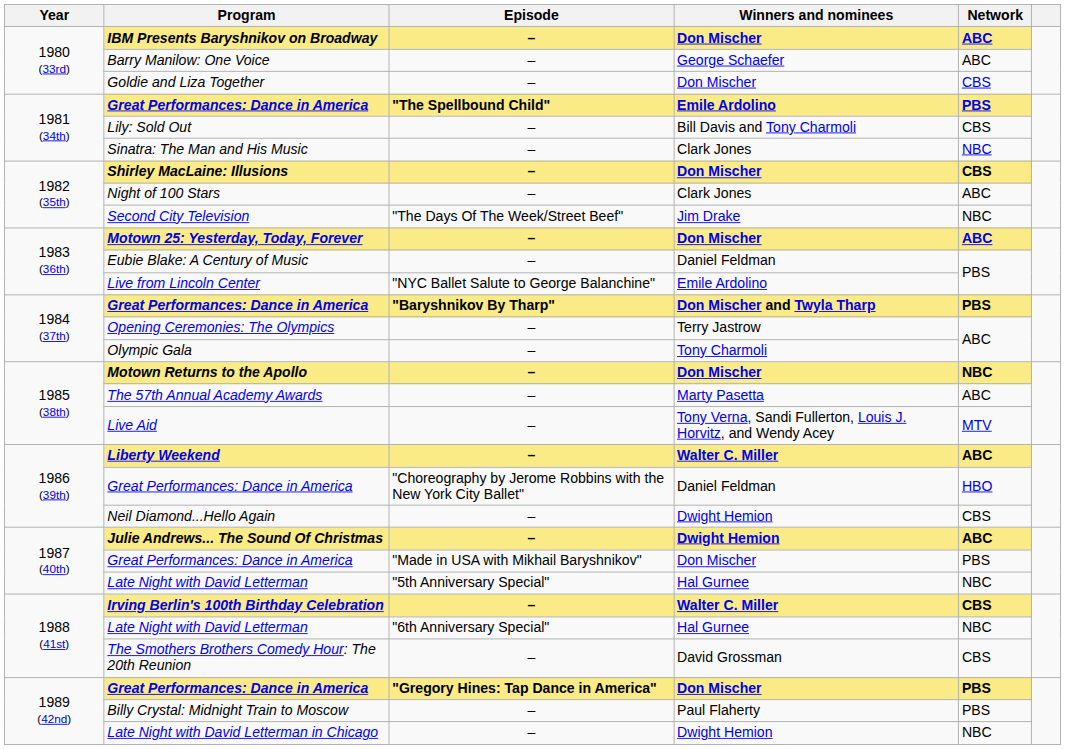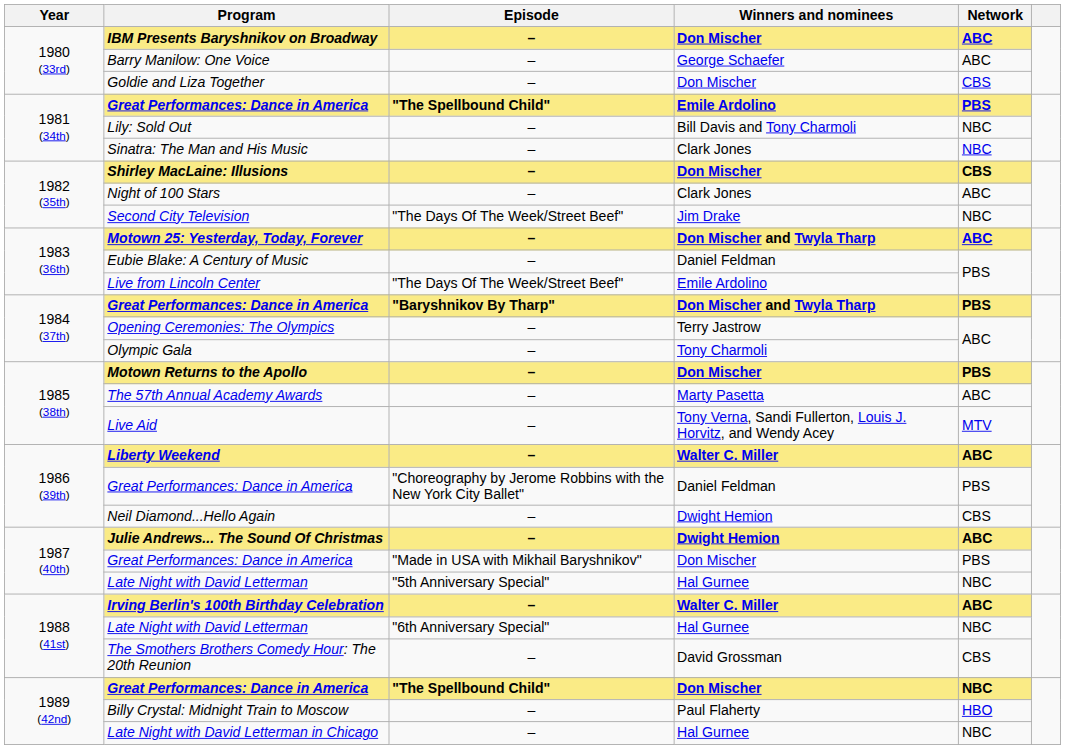(976, 127) CBS -> (977, 127) NBC
(719, 238) Don Mischer -> (776, 238) Don Mischer and Twyla Tharp
(524, 283) "NYC Ballet Salute to George Balanchine" -> (508, 283) "The Days Of The Week/Street Beef"
(977, 372) NBC -> (976, 372) PBS
(977, 486) HBO -> (976, 486) PBS
(977, 605) CBS -> (977, 605) ABC
(524, 688) "Gregory Hines: Tap Dance in America" -> (471, 688) "The Spellbound Child"
(976, 688) PBS -> (977, 688) NBC
(976, 710) PBS -> (977, 710) HBO
(725, 733) Dwight Hemion -> (713, 733) Hal Gurnee
